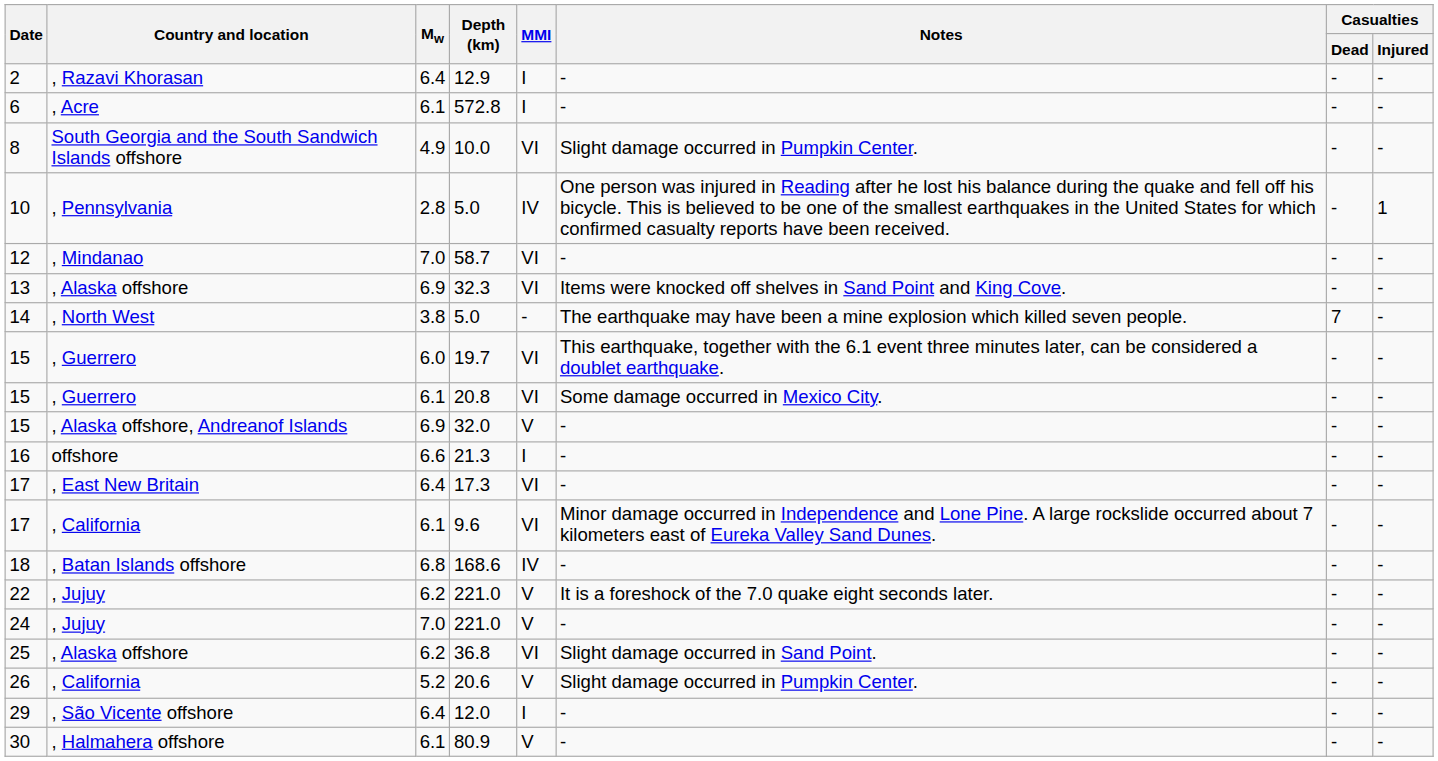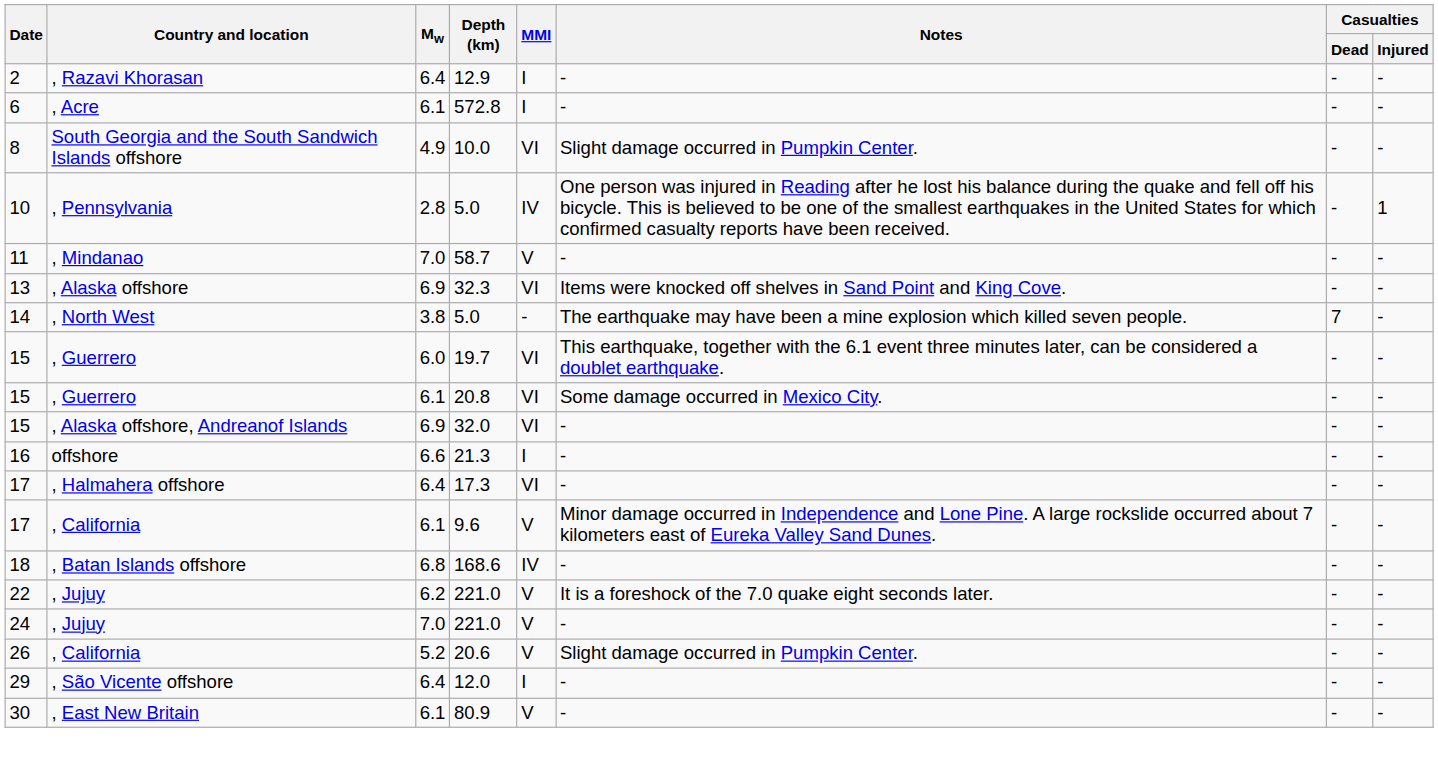(20, 258) 12 -> (19, 258) 11
(530, 258) VI -> (528, 258) V
(528, 426) V -> (530, 426) VI
(125, 485) , East New Britain -> (138, 485) , Halmahera offshore
(530, 525) VI -> (528, 525) V
- row: (433, 653)
(138, 741) , Halmahera offshore -> (125, 712) , East New Britain
